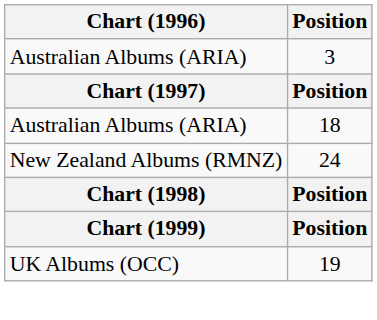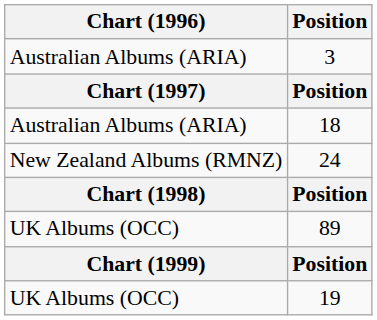+ row: (330, 228)
